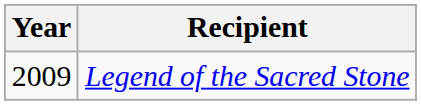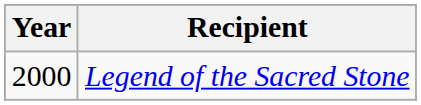(42, 75) 2009 -> (42, 75) 2000
